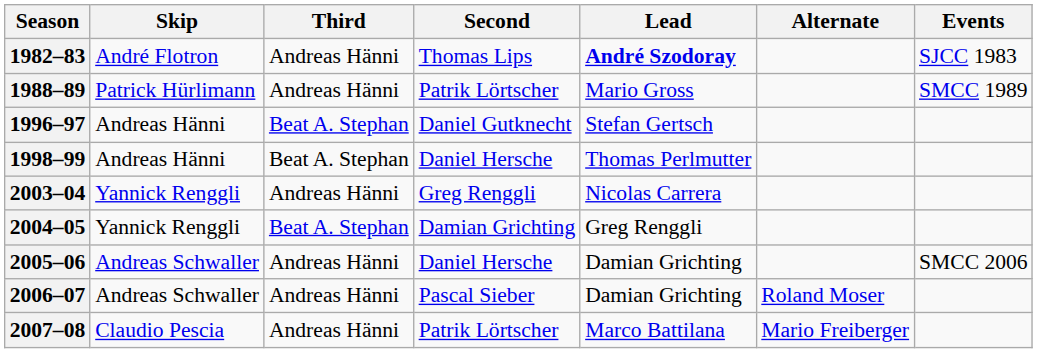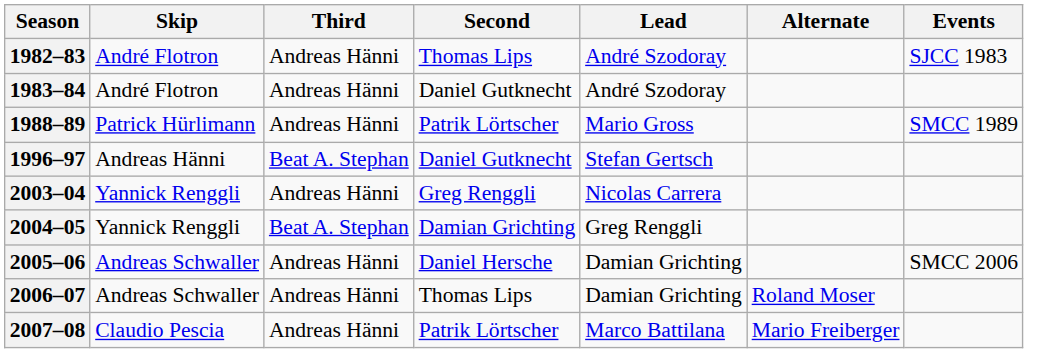(660, 55) bold -> (656, 55) normal
+ row: (47, 90)
- row: (47, 158)
(477, 295) Pascal Sieber -> (475, 295) Thomas Lips
